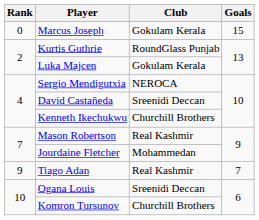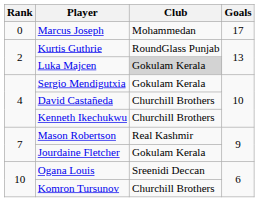(169, 30) Gokulam Kerala -> (164, 30) Mohammedan
(238, 30) 15 -> (238, 30) 17
(169, 65) no background -> (169, 65) lightgrey background
(155, 83) NEROCA -> (169, 83) Gokulam Kerala
(168, 100) Sreenidi Deccan -> (173, 100) Churchill Brothers
(164, 153) Mohammedan -> (169, 153) Gokulam Kerala
- row: (63, 170)
